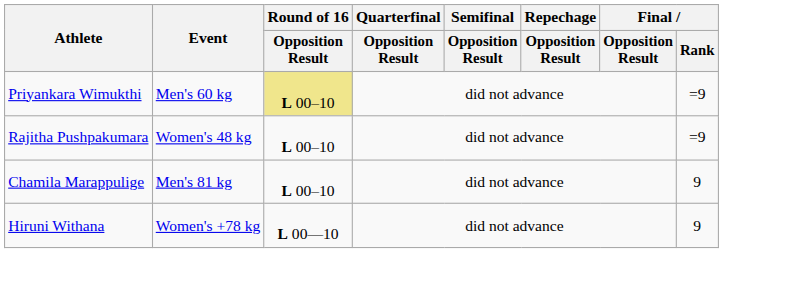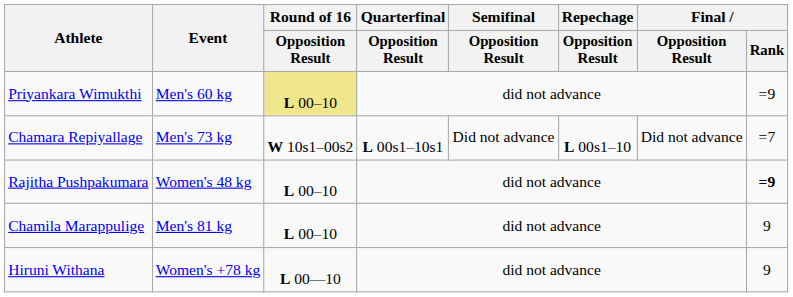+ row: (75, 138)
(697, 138) normal -> (767, 182) bold
